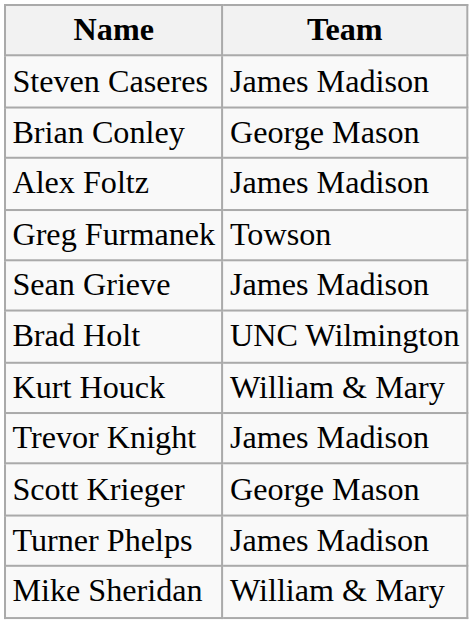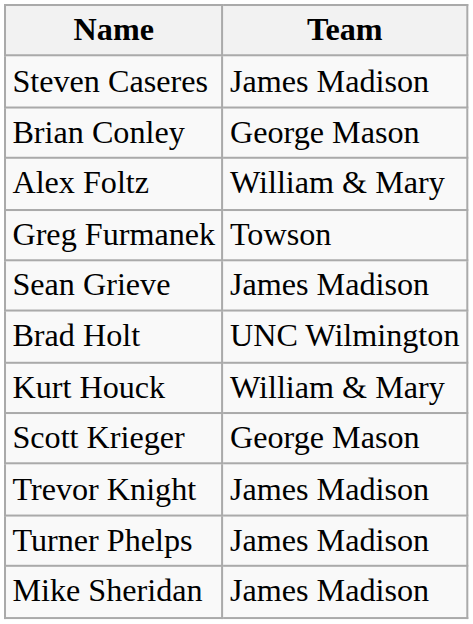(330, 183) James Madison -> (337, 183) William & Mary
rows swapped: (104, 438) <-> (99, 489)
(337, 591) William & Mary -> (330, 591) James Madison
